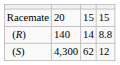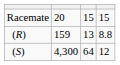(62, 34) 140 -> (62, 34) 159
(88, 34) 14 -> (88, 34) 13
(88, 51) 62 -> (88, 51) 64
